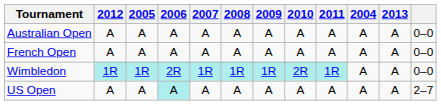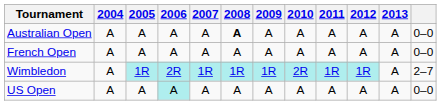columns swapped: (363, 13) <-> (110, 13)
(237, 32) normal -> (237, 32) bold
(423, 71) 0–0 -> (423, 71) 2–7
(423, 90) 2–7 -> (423, 90) 0–0
